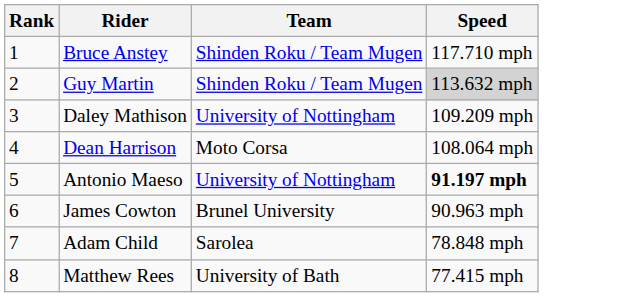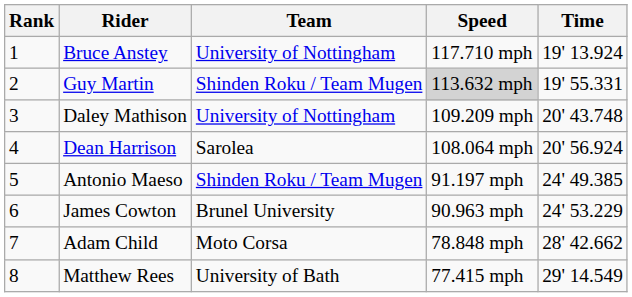+ column: (582, 20)
(309, 52) Shinden Roku / Team Mugen -> (295, 52) University of Nottingham
(242, 147) Moto Corsa -> (225, 147) Sarolea
(295, 179) University of Nottingham -> (309, 179) Shinden Roku / Team Mugen
(479, 179) bold -> (477, 179) normal
(225, 243) Sarolea -> (242, 243) Moto Corsa
